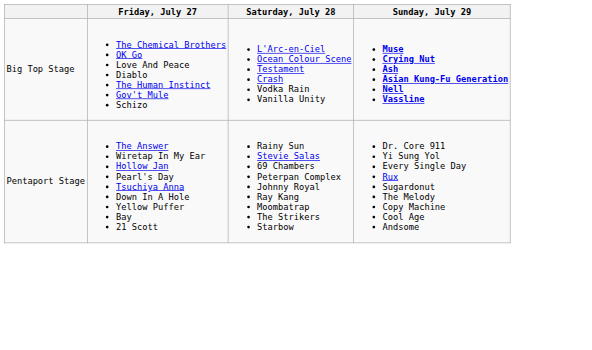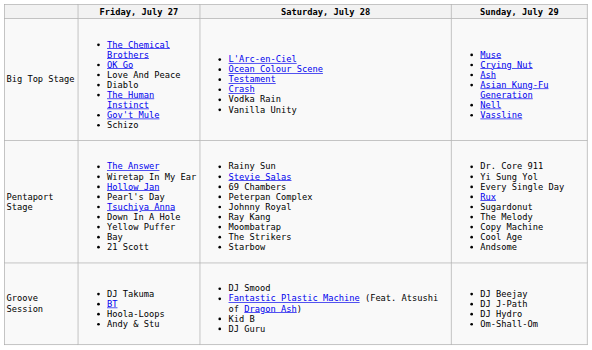(432, 75) bold -> (519, 85) normal
+ row: (25, 304)
